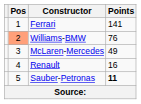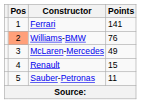(113, 65) 16 -> (113, 65) 15
(113, 78) bold -> (112, 78) normal
